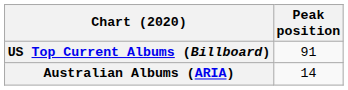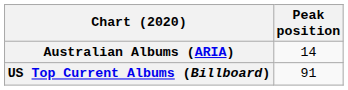rows swapped: (139, 74) <-> (139, 52)
